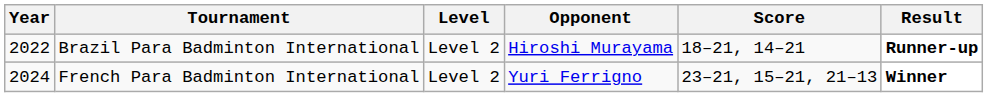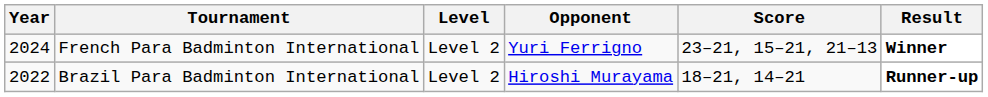rows swapped: (239, 48) <-> (239, 77)
